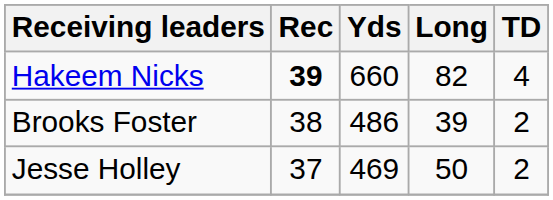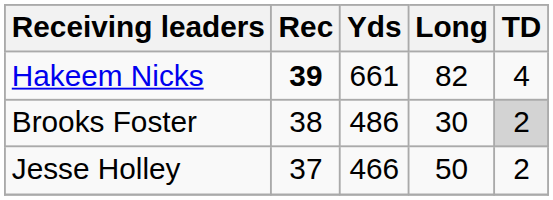(374, 75) 660 -> (374, 75) 661
(452, 122) 39 -> (452, 122) 30
(521, 122) no background -> (521, 122) lightgrey background
(374, 169) 469 -> (374, 169) 466
